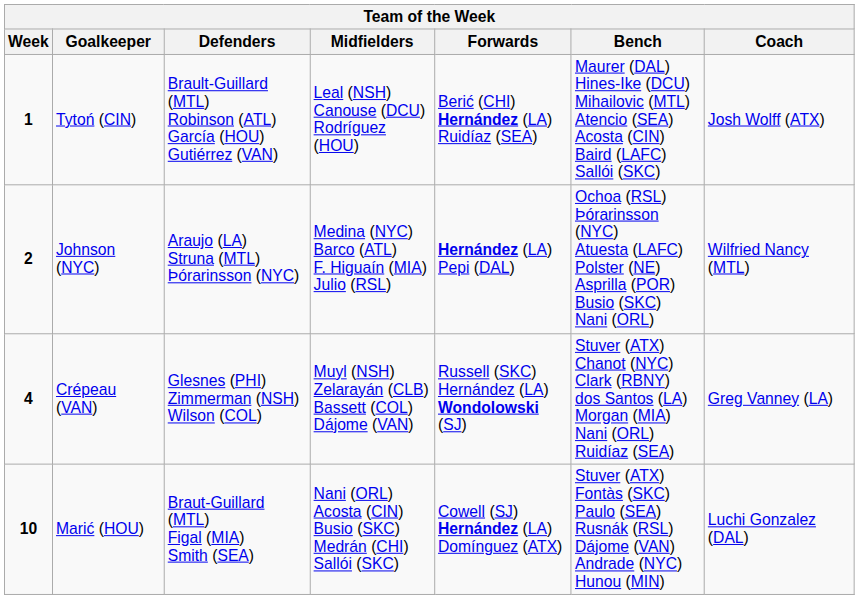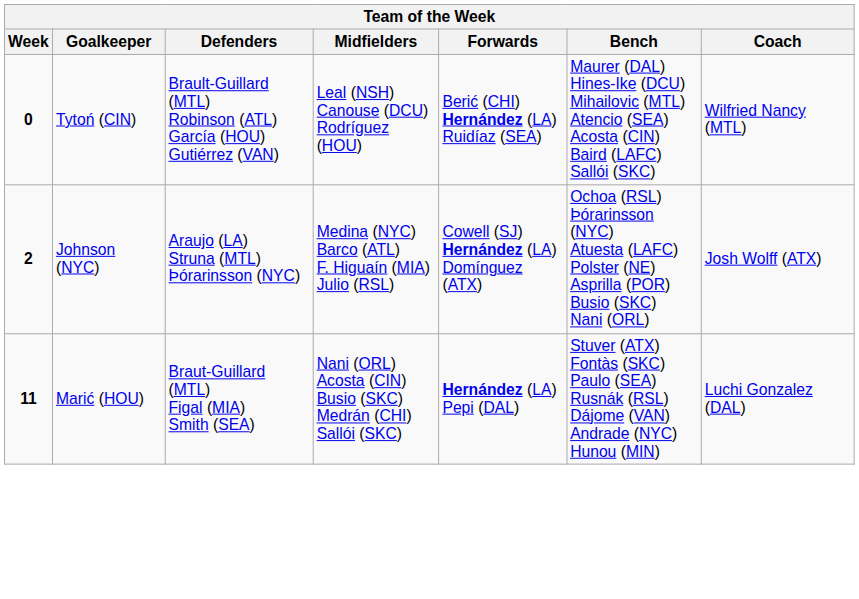(28, 119) 1 -> (28, 119) 0
(766, 119) Josh Wolff (ATX) -> (755, 119) Wilfried Nancy (MTL)
(495, 259) Hernández (LA) Pepi (DAL) -> (500, 259) Cowell (SJ) Hernández (LA) Domínguez (ATX)
(758, 259) Wilfried Nancy (MTL) -> (763, 259) Josh Wolff (ATX)
- row: (86, 398)
(28, 529) 10 -> (28, 398) 11
(500, 529) Cowell (SJ) Hernández (LA) Domínguez (ATX) -> (500, 398) Hernández (LA) Pepi (DAL)
